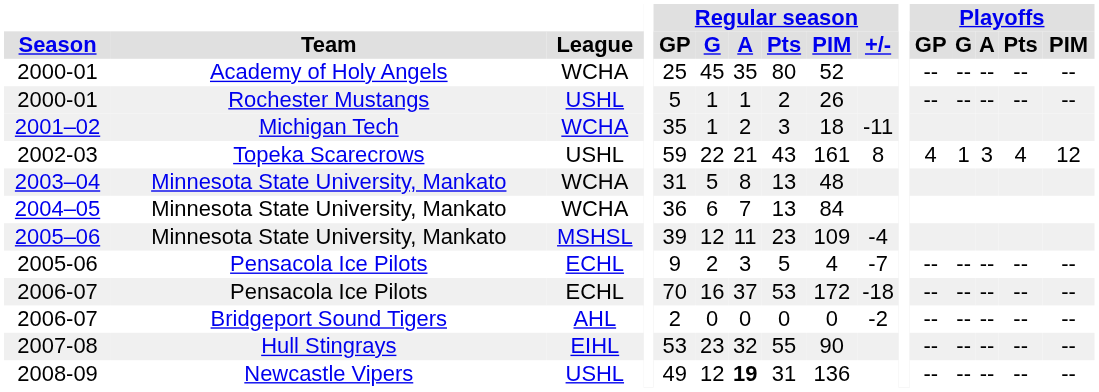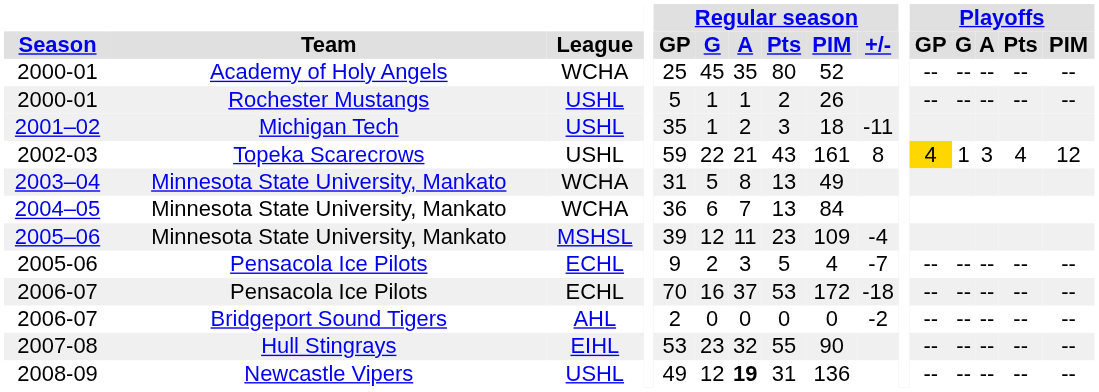(595, 127) WCHA -> (595, 127) USHL
(931, 154) no background -> (931, 154) gold background
(832, 181) 48 -> (832, 181) 49
